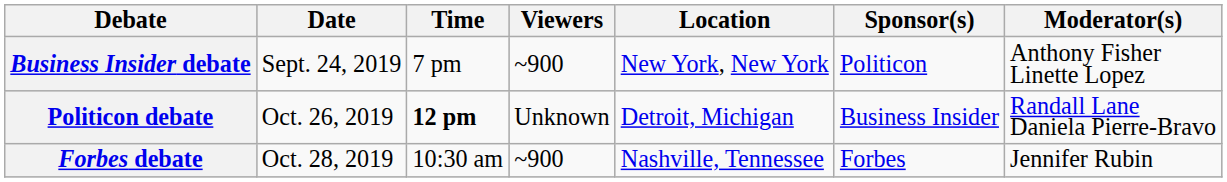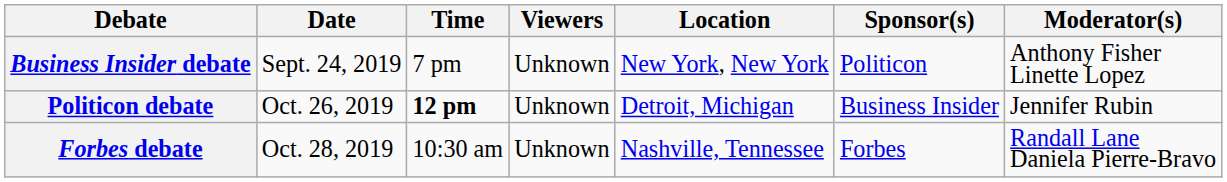(539, 63) ~900 -> (562, 63) Unknown
(1113, 116) Randall Lane Daniela Pierre-Bravo -> (1082, 106) Jennifer Rubin
(539, 159) ~900 -> (562, 149) Unknown
(1082, 159) Jennifer Rubin -> (1113, 149) Randall Lane Daniela Pierre-Bravo
